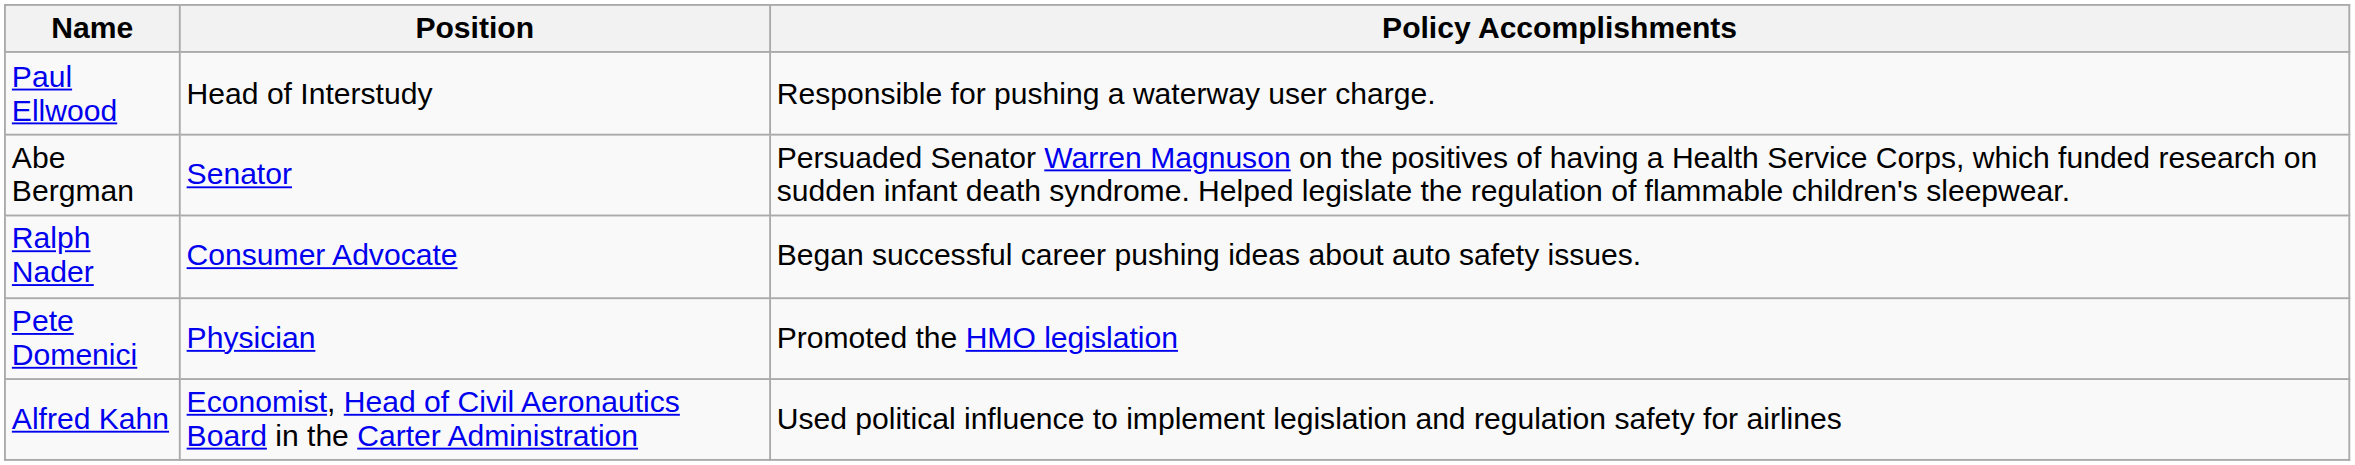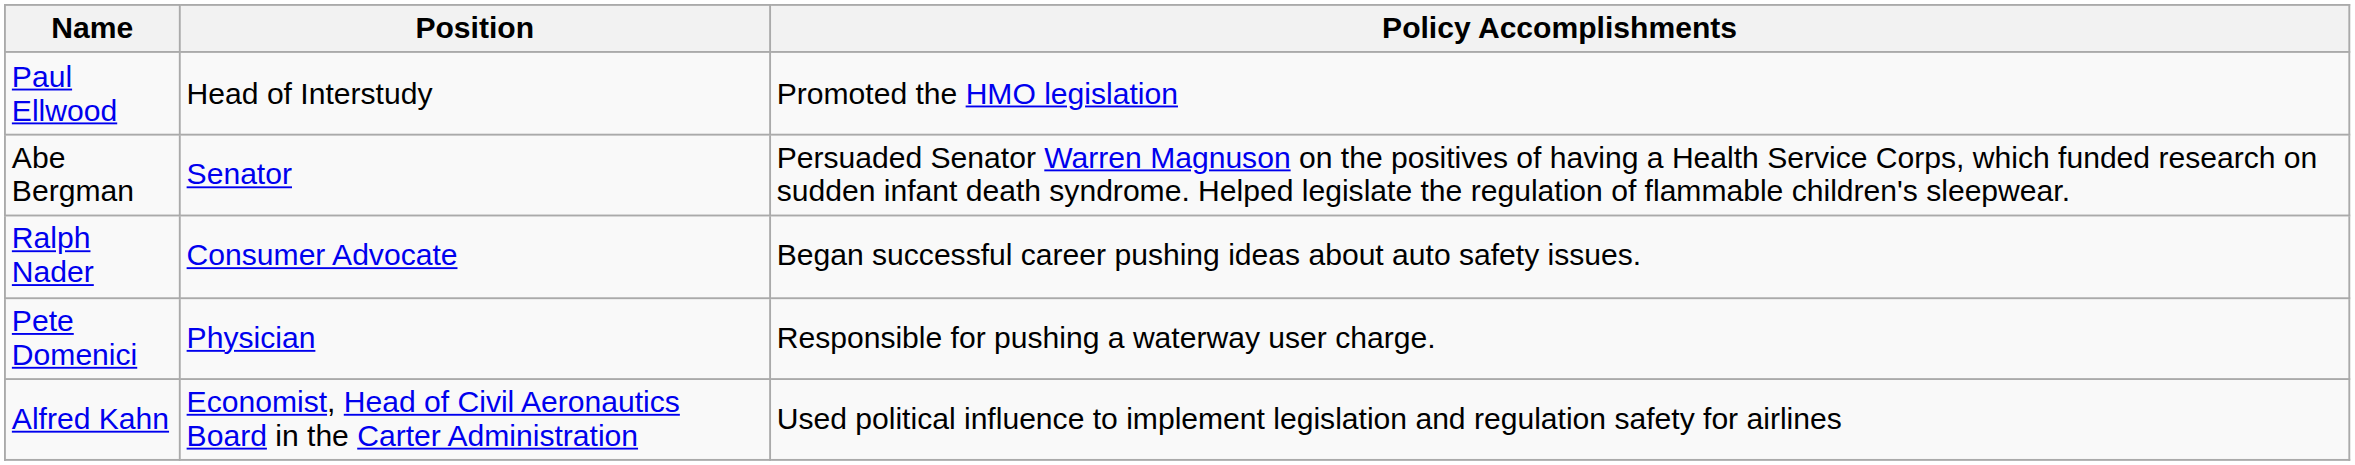(1106, 92) Responsible for pushing a waterway user charge. -> (977, 92) Promoted the HMO legislation
(977, 337) Promoted the HMO legislation -> (1106, 337) Responsible for pushing a waterway user charge.
